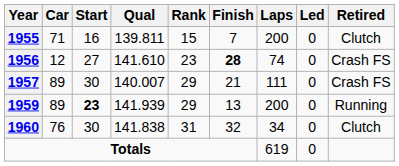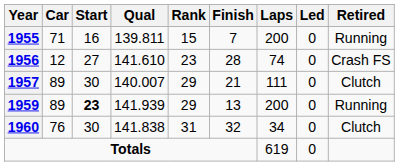(361, 37) Clutch -> (361, 37) Running
(233, 60) bold -> (233, 60) normal
(361, 82) Crash FS -> (361, 82) Clutch
